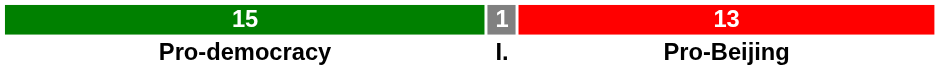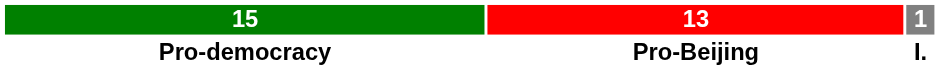columns swapped: (502, 19) <-> (727, 19)
